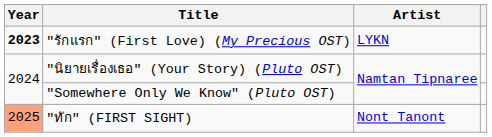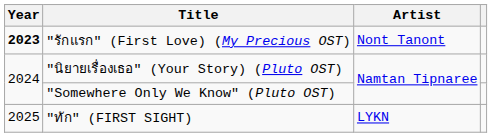(373, 40) LYKN -> (401, 40) Nont Tanont
(24, 118) lightsalmon background -> (24, 118) no background
(401, 118) Nont Tanont -> (373, 118) LYKN
